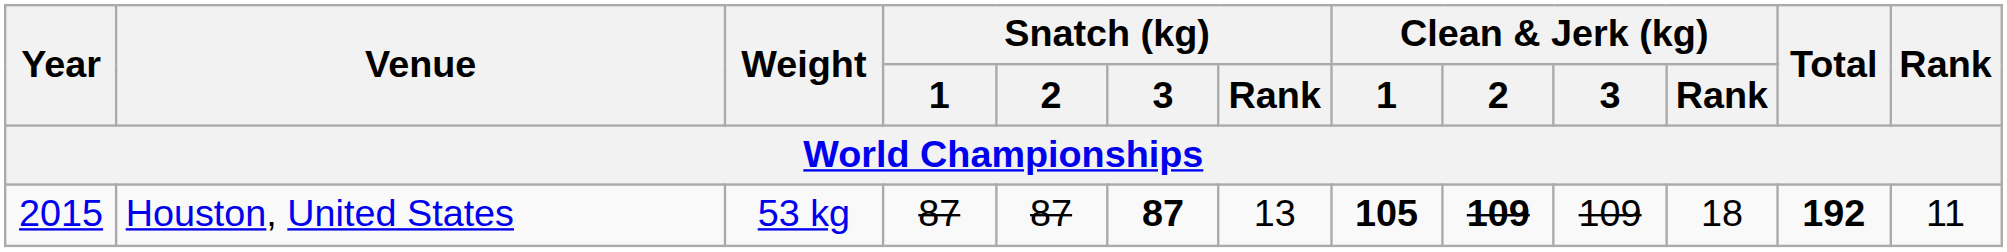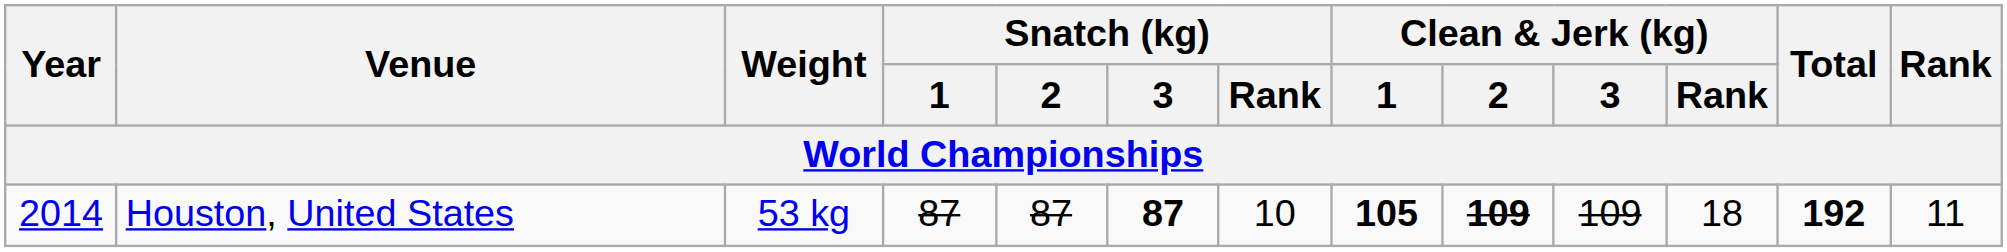(61, 214) 2015 -> (61, 214) 2014
(1275, 214) 13 -> (1275, 214) 10
